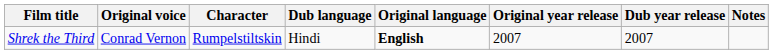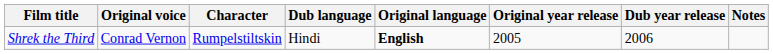(507, 37) 2007 -> (507, 37) 2005
(639, 37) 2007 -> (639, 37) 2006
